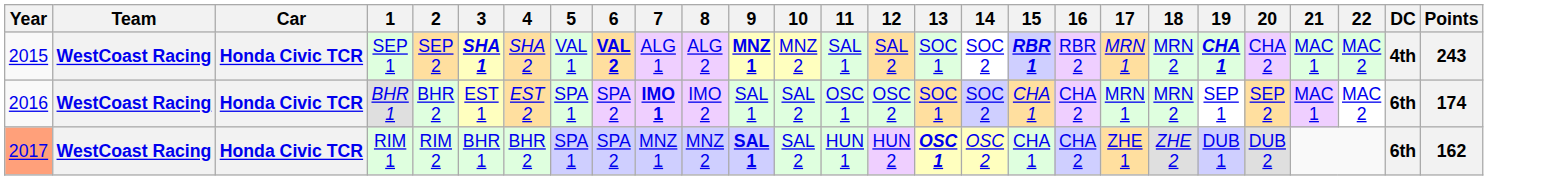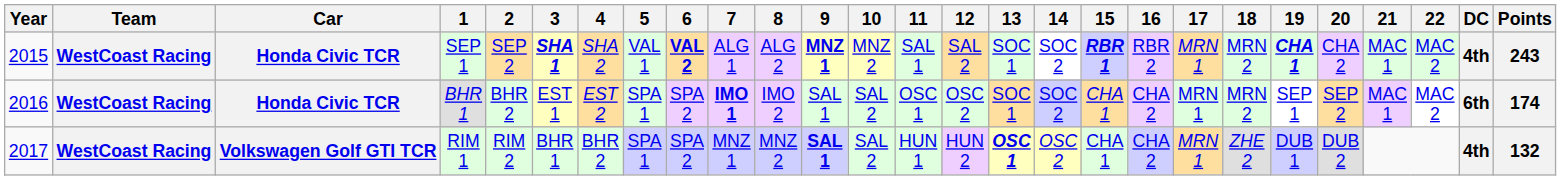(28, 151) lightsalmon background -> (28, 151) no background
(291, 151) Honda Civic TCR -> (328, 151) Volkswagen Golf GTI TCR
(1125, 151) ZHE 1 -> (1198, 151) MRN 1
(1403, 151) 6th -> (1476, 151) 4th
(1452, 151) 162 -> (1525, 151) 132
